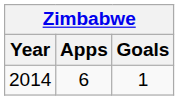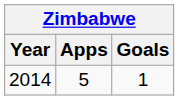(84, 79) 6 -> (84, 79) 5
